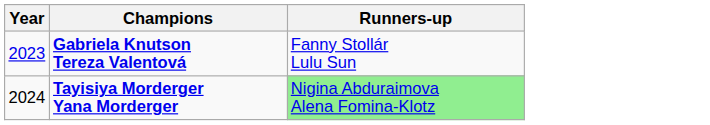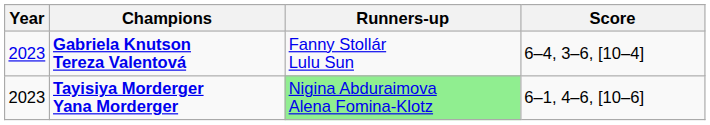+ column: (612, 18)
(27, 98) 2024 -> (27, 98) 2023
